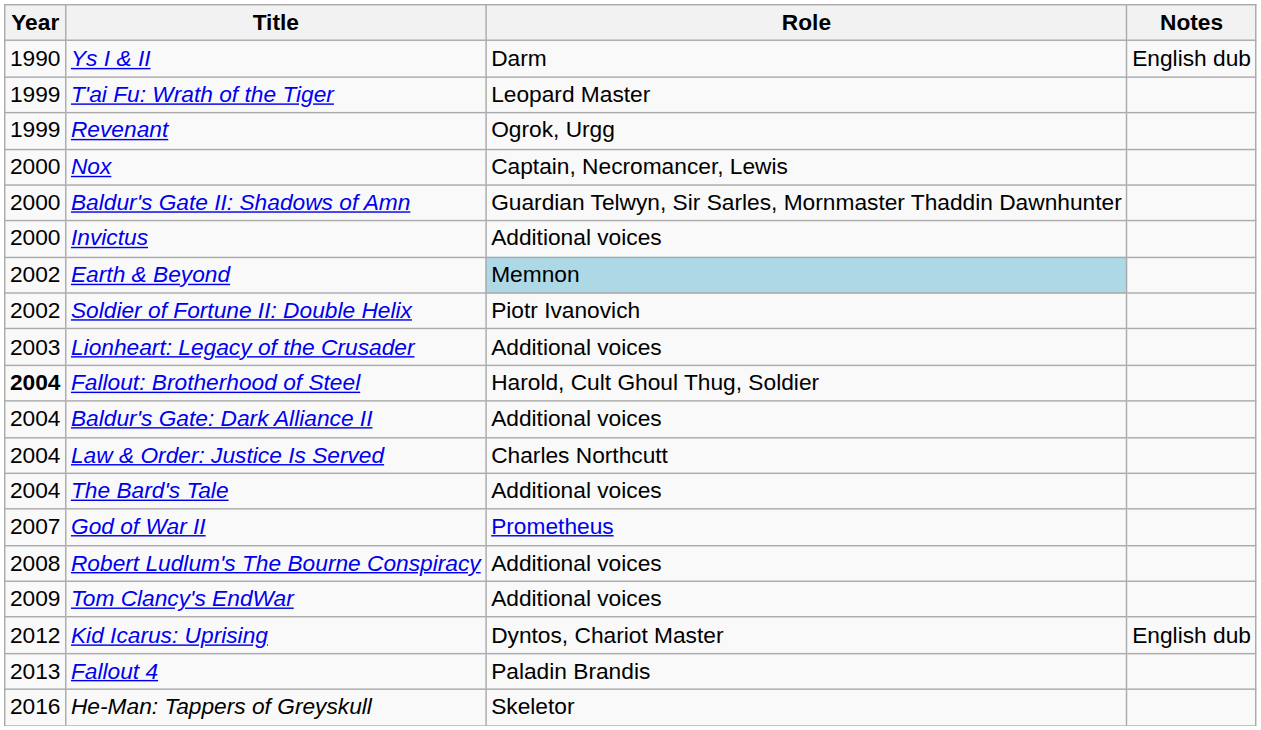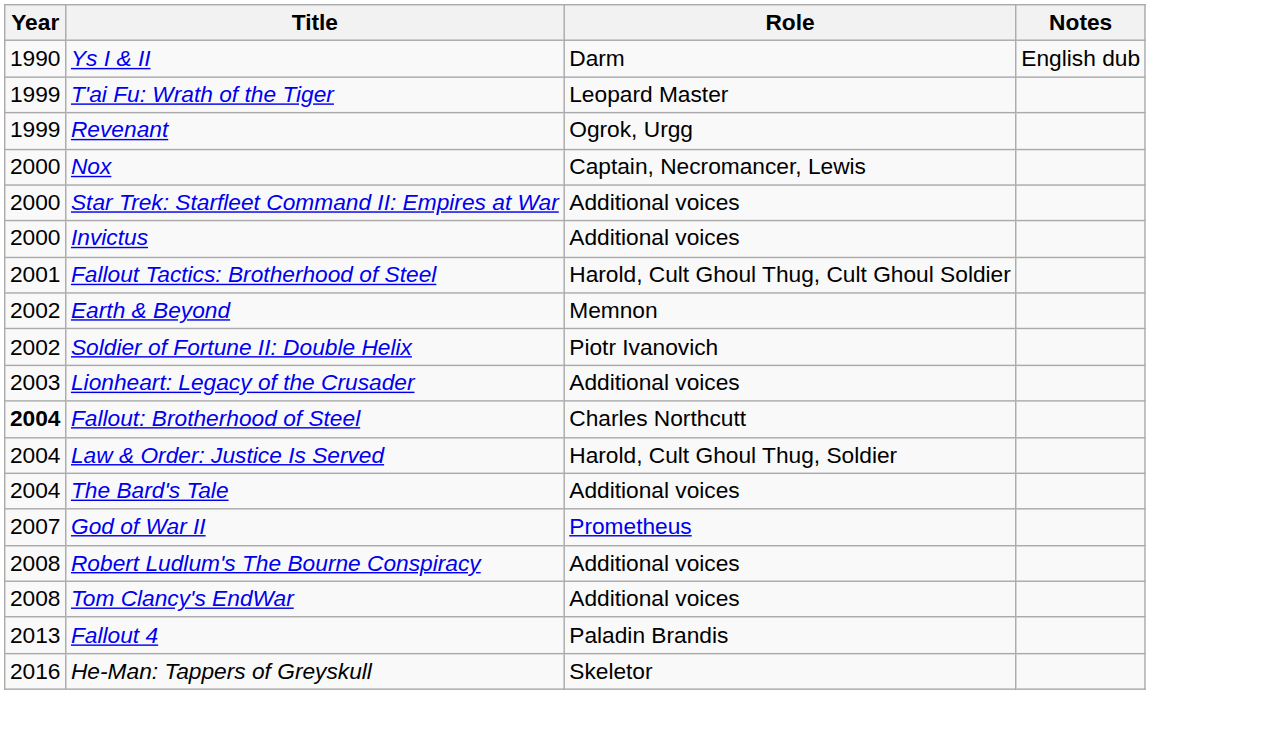- row: (241, 202)
+ row: (315, 202)
+ row: (254, 274)
(535, 274) lightblue background -> (613, 310) no background
(655, 382) Harold, Cult Ghoul Thug, Soldier -> (658, 418) Charles Northcutt
- row: (222, 418)
(580, 454) Charles Northcutt -> (733, 454) Harold, Cult Ghoul Thug, Soldier
(35, 599) 2009 -> (35, 599) 2008
- row: (169, 635)
